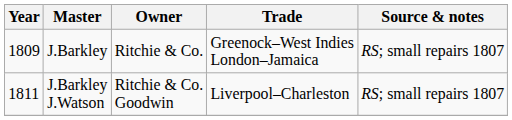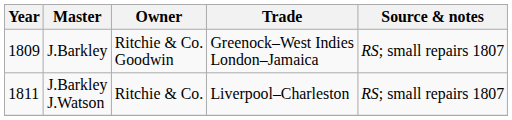(159, 51) Ritchie & Co. -> (159, 51) Ritchie & Co. Goodwin
(159, 94) Ritchie & Co. Goodwin -> (159, 94) Ritchie & Co.
